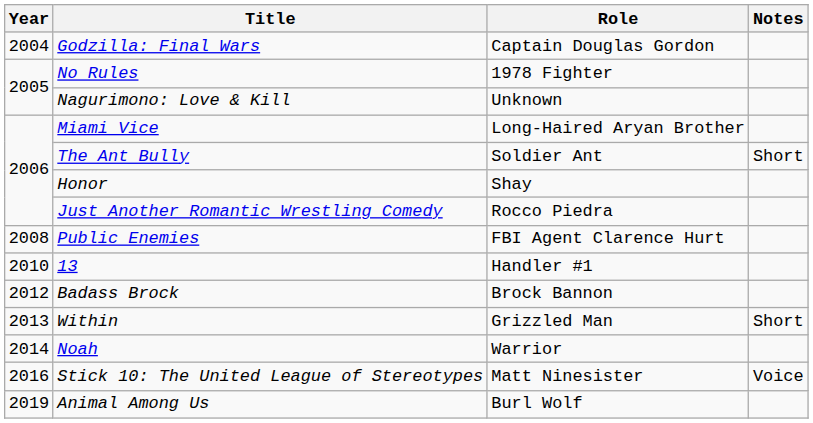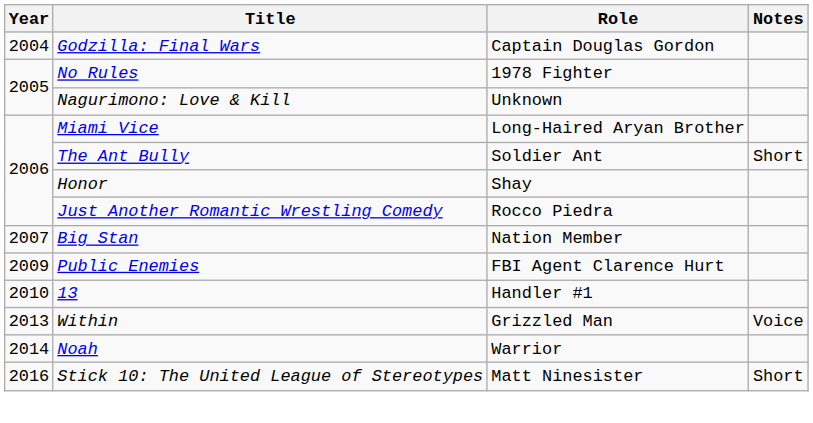+ row: (98, 239)
(29, 239) 2008 -> (29, 266) 2009
- row: (118, 294)
(778, 321) Short -> (778, 321) Voice
(778, 376) Voice -> (778, 376) Short
- row: (133, 404)
